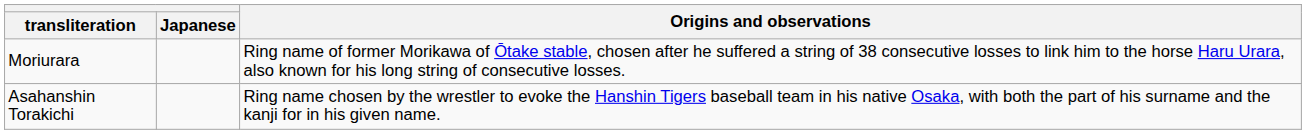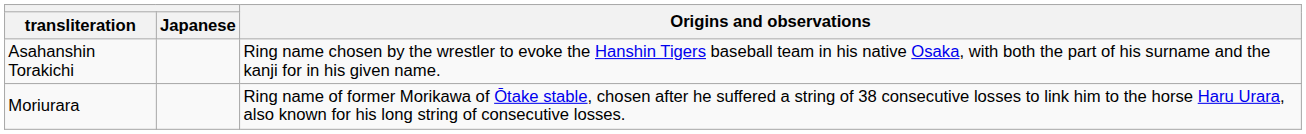rows swapped: (44, 61) <-> (52, 106)
